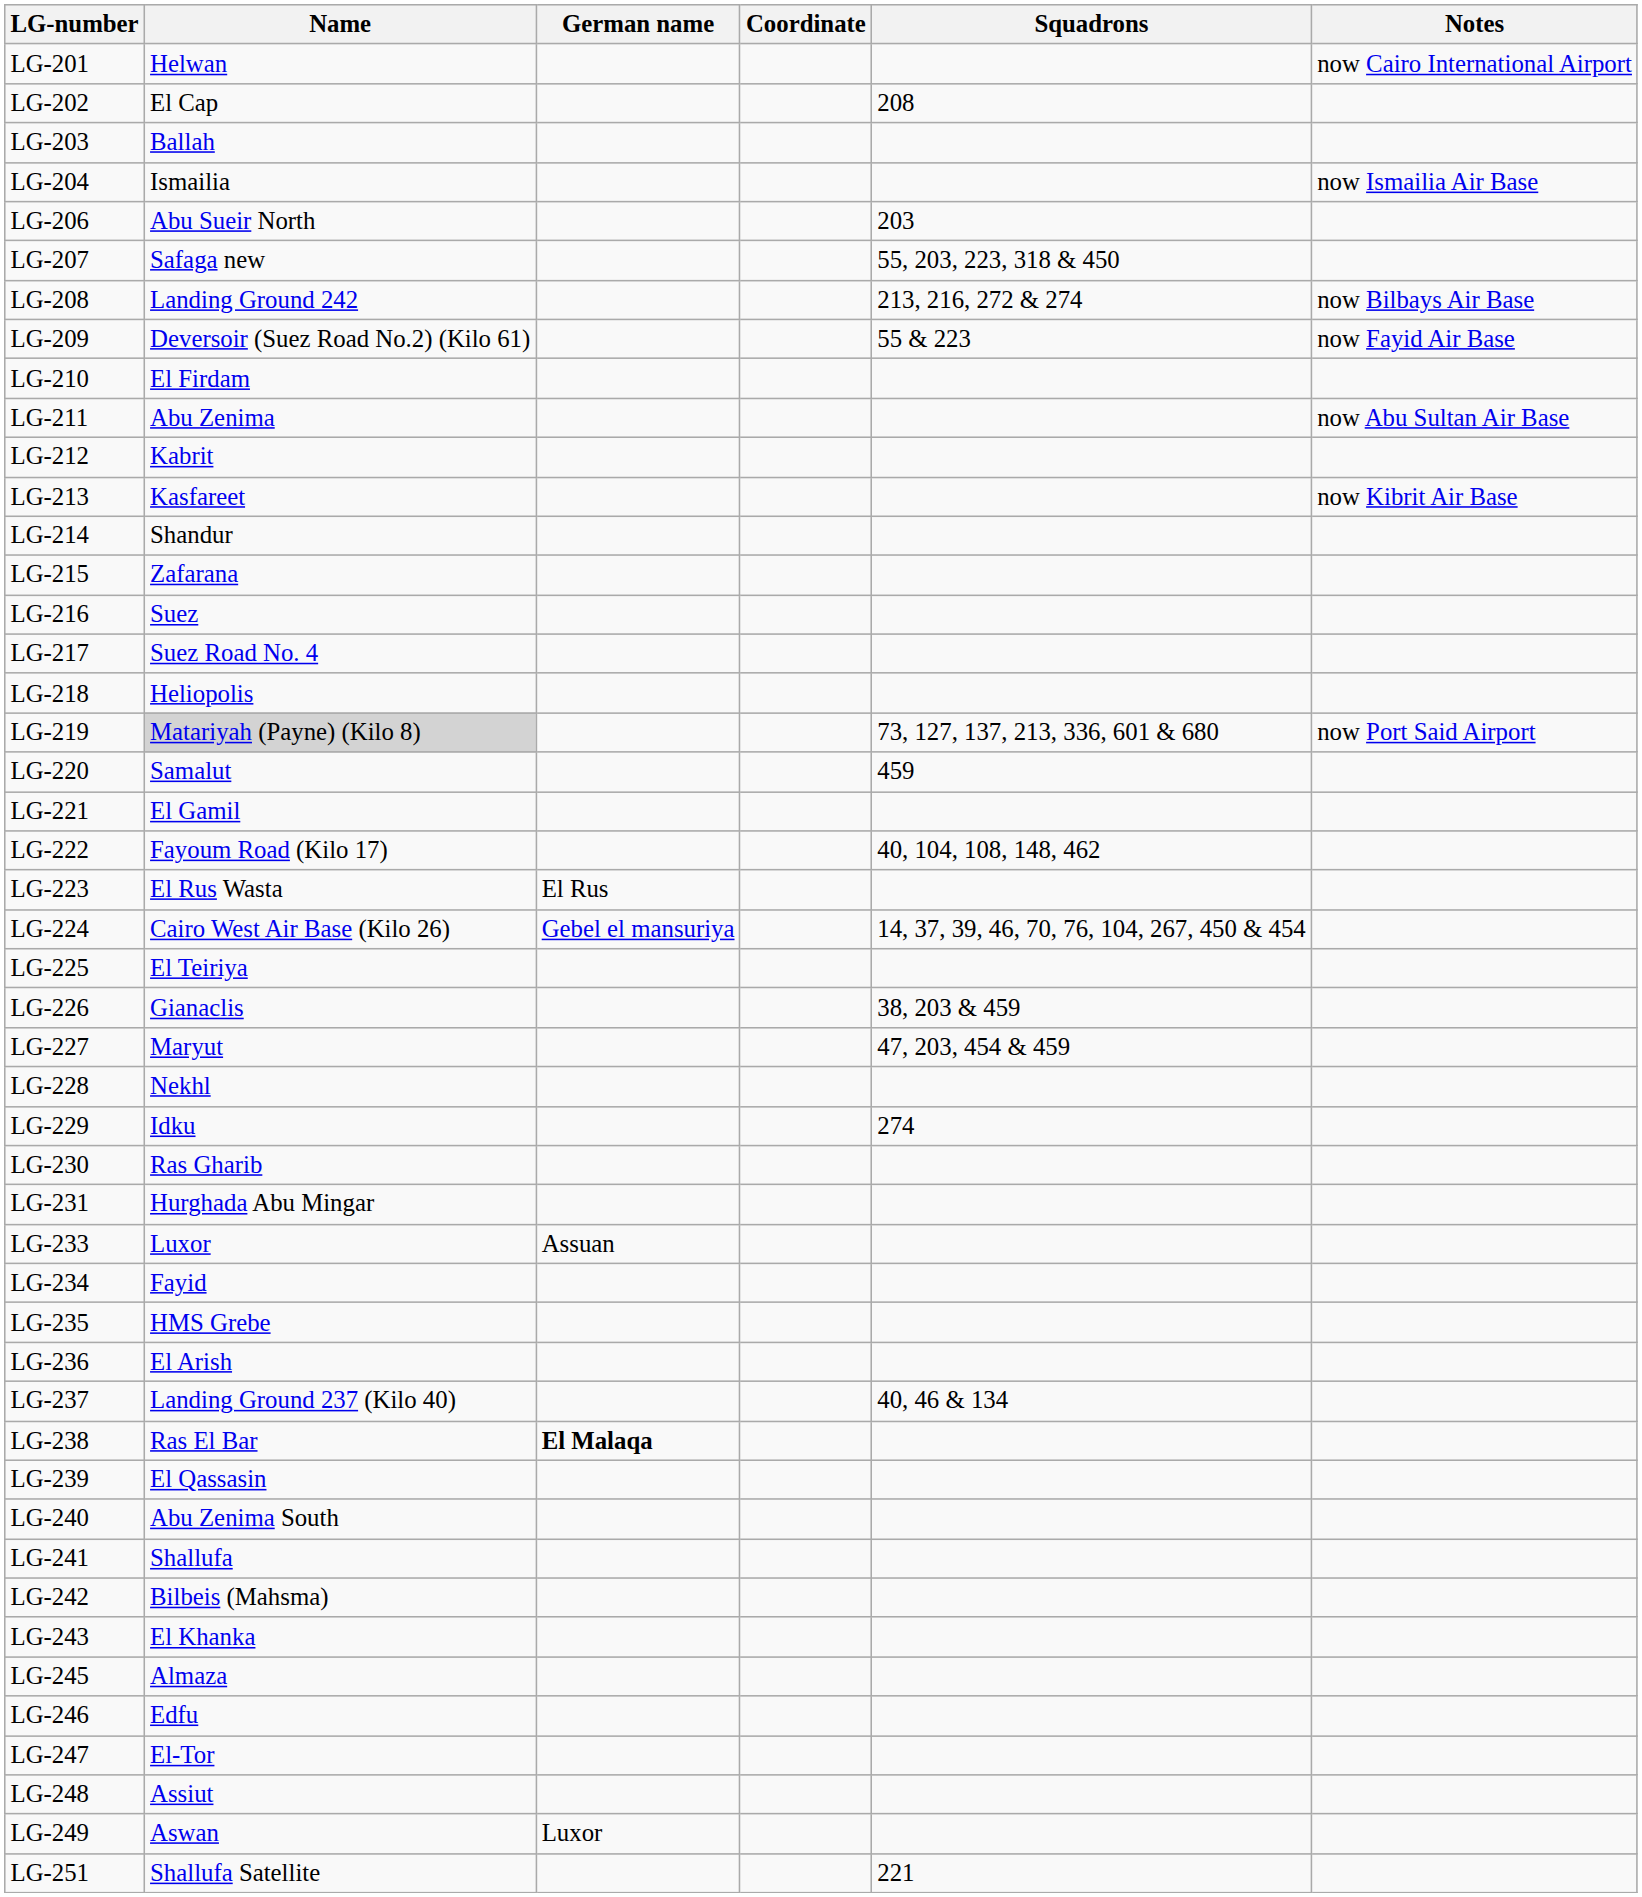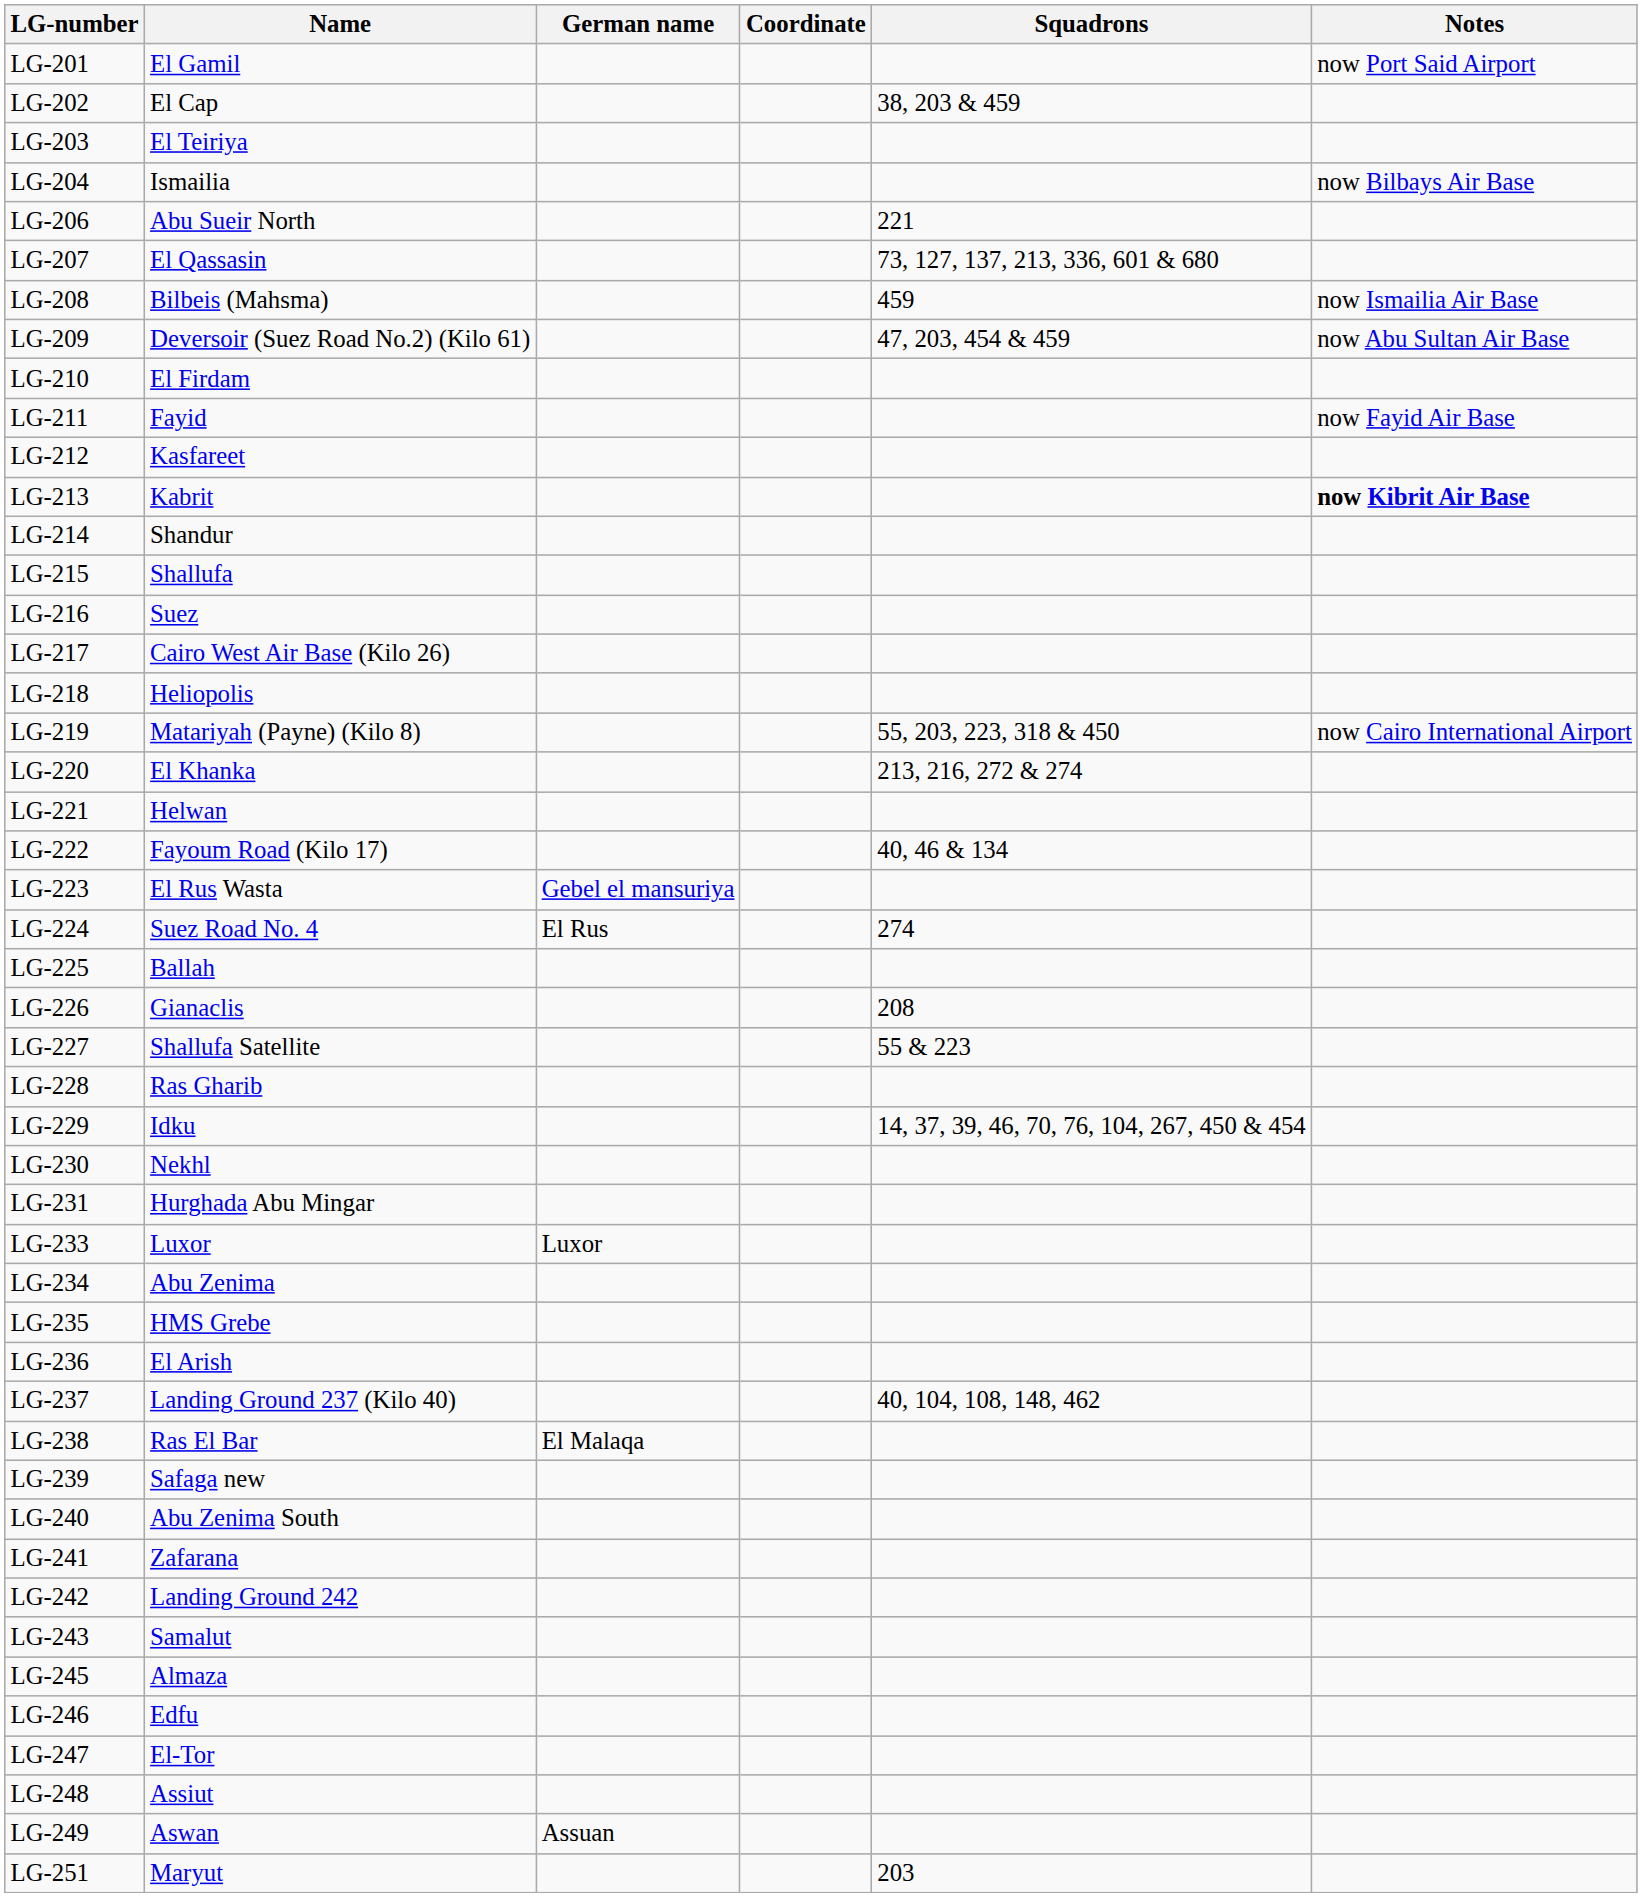(189, 63) Helwan -> (195, 63) El Gamil
(1475, 63) now Cairo International Airport -> (1426, 63) now Port Said Airport
(896, 102) 208 -> (949, 102) 38, 203 & 459
(182, 142) Ballah -> (199, 142) El Teiriya
(1428, 181) now Ismailia Air Base -> (1426, 181) now Bilbays Air Base
(896, 220) 203 -> (896, 220) 221
(208, 260) Safaga new -> (208, 260) El Qassasin
(998, 260) 55, 203, 223, 318 & 450 -> (1048, 260) 73, 127, 137, 213, 336, 601 & 680
(254, 299) Landing Ground 242 -> (239, 299) Bilbeis (Mahsma)
(980, 299) 213, 216, 272 & 274 -> (896, 299) 459
(1426, 299) now Bilbays Air Base -> (1428, 299) now Ismailia Air Base
(924, 338) 55 & 223 -> (974, 338) 47, 203, 454 & 459
(1416, 338) now Fayid Air Base -> (1443, 338) now Abu Sultan Air Base
(212, 417) Abu Zenima -> (178, 417) Fayid
(1443, 417) now Abu Sultan Air Base -> (1416, 417) now Fayid Air Base
(182, 456) Kabrit -> (198, 456) Kasfareet
(198, 496) Kasfareet -> (182, 496) Kabrit
(1417, 496) normal -> (1423, 496) bold
(194, 574) Zafarana -> (191, 574) Shallufa
(234, 653) Suez Road No. 4 -> (300, 653) Cairo West Air Base (Kilo 26)
(285, 732) lightgrey background -> (285, 732) no background
(1048, 732) 73, 127, 137, 213, 336, 601 & 680 -> (998, 732) 55, 203, 223, 318 & 450
(1426, 732) now Port Said Airport -> (1475, 732) now Cairo International Airport
(191, 771) Samalut -> (203, 771) El Khanka
(896, 771) 459 -> (980, 771) 213, 216, 272 & 274
(195, 810) El Gamil -> (189, 810) Helwan
(989, 850) 40, 104, 108, 148, 462 -> (943, 850) 40, 46 & 134
(575, 889) El Rus -> (638, 889) Gebel el mansuriya
(300, 928) Cairo West Air Base (Kilo 26) -> (234, 928) Suez Road No. 4
(638, 928) Gebel el mansuriya -> (575, 928) El Rus
(1091, 928) 14, 37, 39, 46, 70, 76, 104, 267, 450 & 454 -> (896, 928) 274
(199, 968) El Teiriya -> (182, 968) Ballah
(949, 1007) 38, 203 & 459 -> (896, 1007) 208
(187, 1046) Maryut -> (235, 1046) Shallufa Satellite
(974, 1046) 47, 203, 454 & 459 -> (924, 1046) 55 & 223
(180, 1086) Nekhl -> (206, 1086) Ras Gharib
(896, 1125) 274 -> (1091, 1125) 14, 37, 39, 46, 70, 76, 104, 267, 450 & 454
(206, 1164) Ras Gharib -> (180, 1164) Nekhl
(578, 1243) Assuan -> (572, 1243) Luxor
(178, 1282) Fayid -> (212, 1282) Abu Zenima
(943, 1400) 40, 46 & 134 -> (989, 1400) 40, 104, 108, 148, 462
(597, 1440) bold -> (593, 1440) normal
(208, 1479) El Qassasin -> (208, 1479) Safaga new
(191, 1558) Shallufa -> (194, 1558) Zafarana
(239, 1597) Bilbeis (Mahsma) -> (254, 1597) Landing Ground 242
(203, 1636) El Khanka -> (191, 1636) Samalut
(572, 1833) Luxor -> (578, 1833) Assuan
(235, 1872) Shallufa Satellite -> (187, 1872) Maryut
(896, 1872) 221 -> (896, 1872) 203
